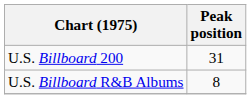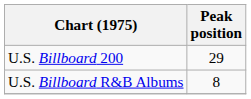(216, 57) 31 -> (216, 57) 29
